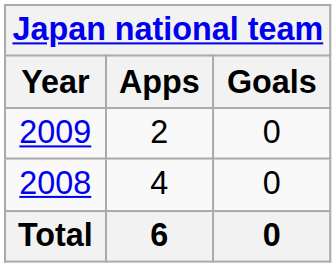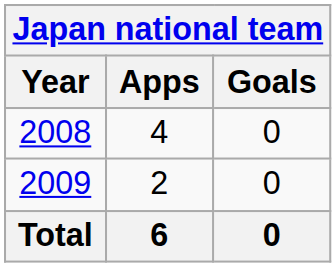rows swapped: (55, 183) <-> (55, 132)
